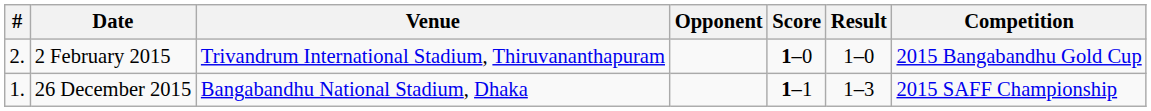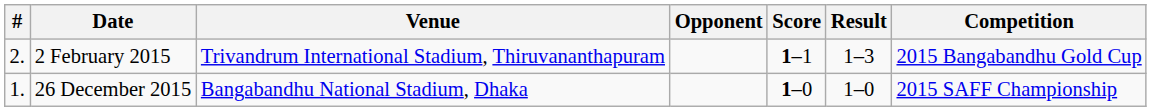(797, 55) 1–0 -> (797, 55) 1–1
(859, 55) 1–0 -> (859, 55) 1–3
(797, 89) 1–1 -> (797, 89) 1–0
(859, 89) 1–3 -> (859, 89) 1–0
